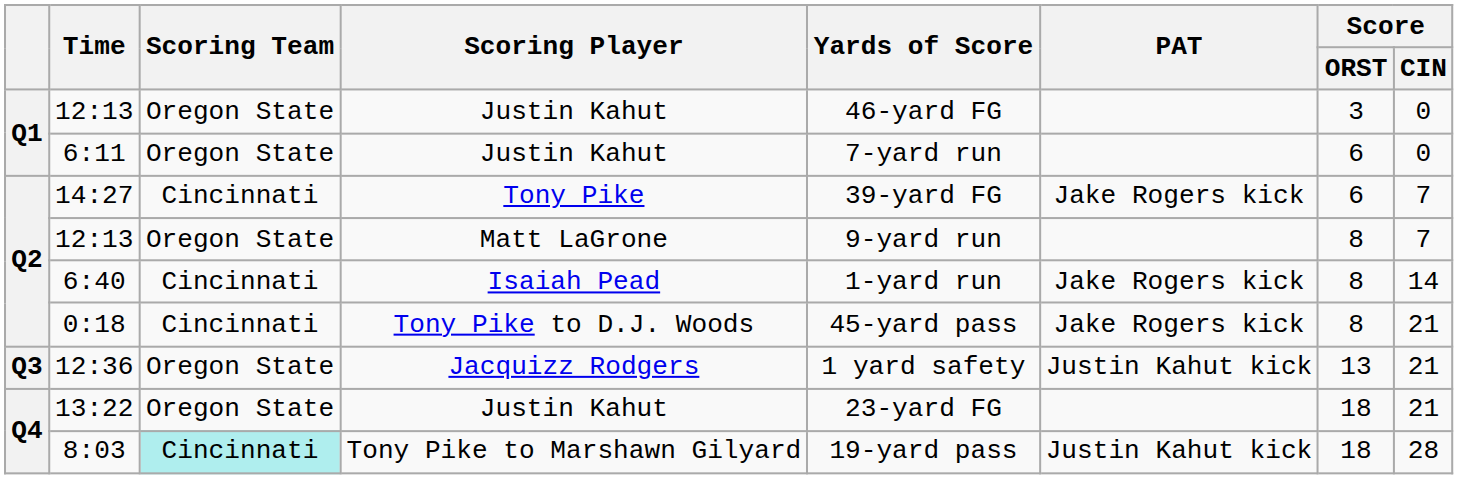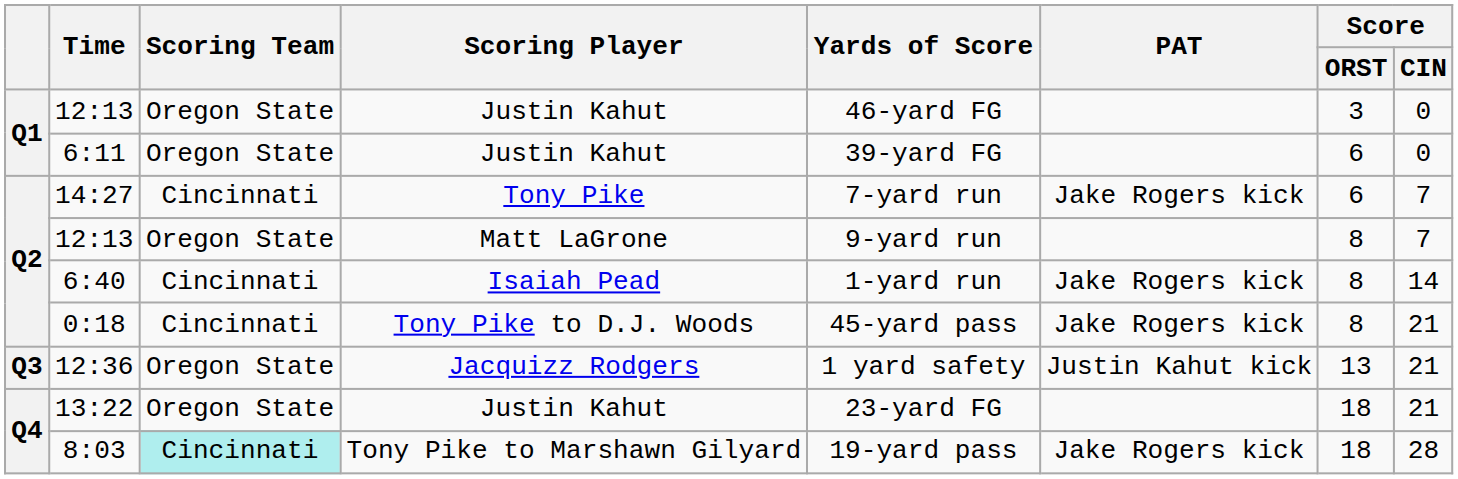(923, 154) 7-yard run -> (923, 154) 39-yard FG
(923, 197) 39-yard FG -> (923, 197) 7-yard run
(1179, 452) Justin Kahut kick -> (1179, 452) Jake Rogers kick
